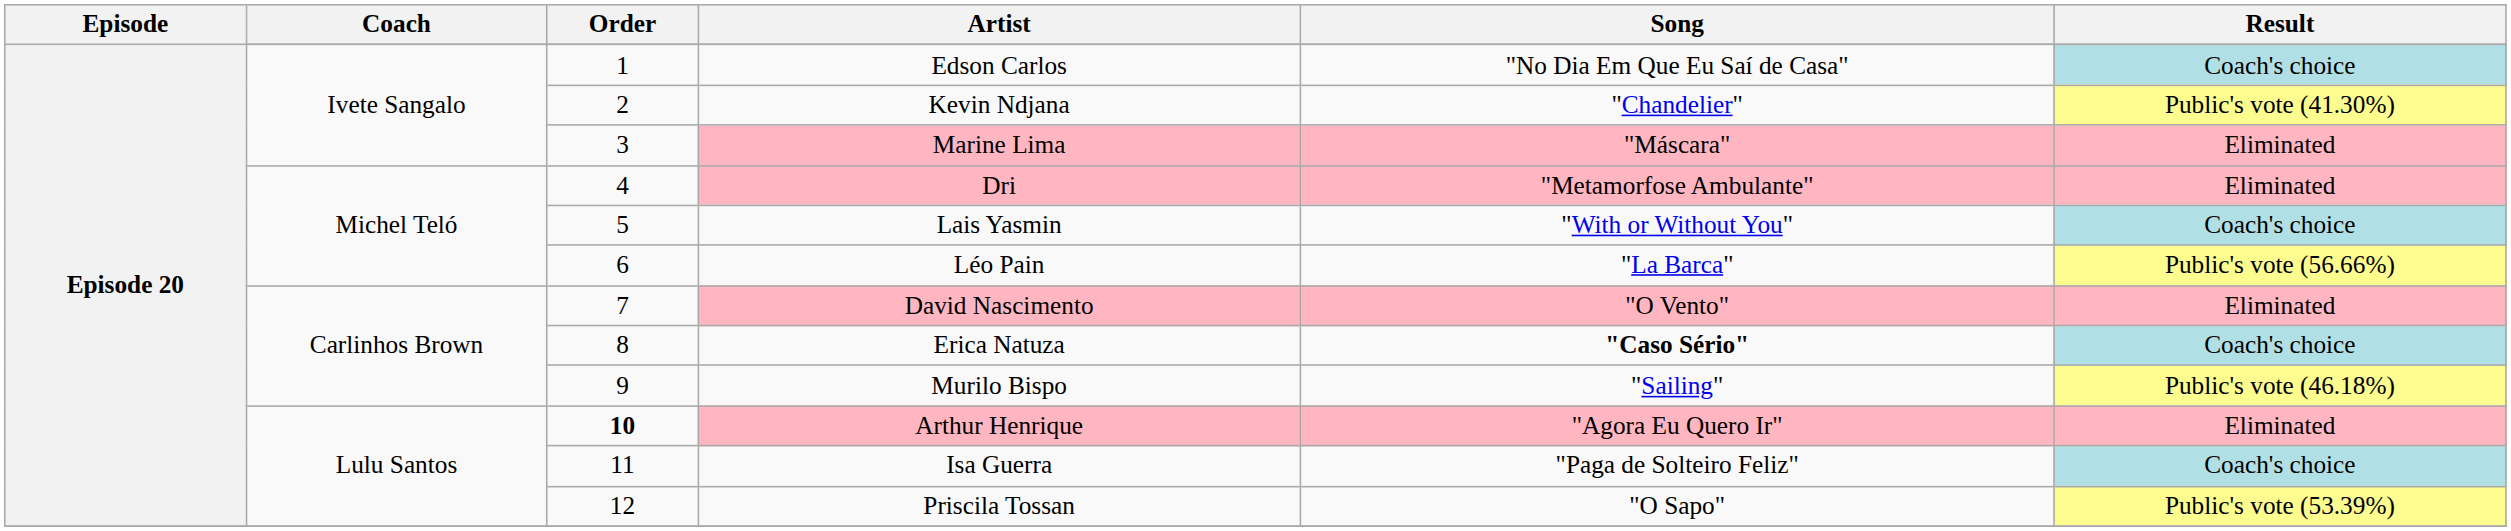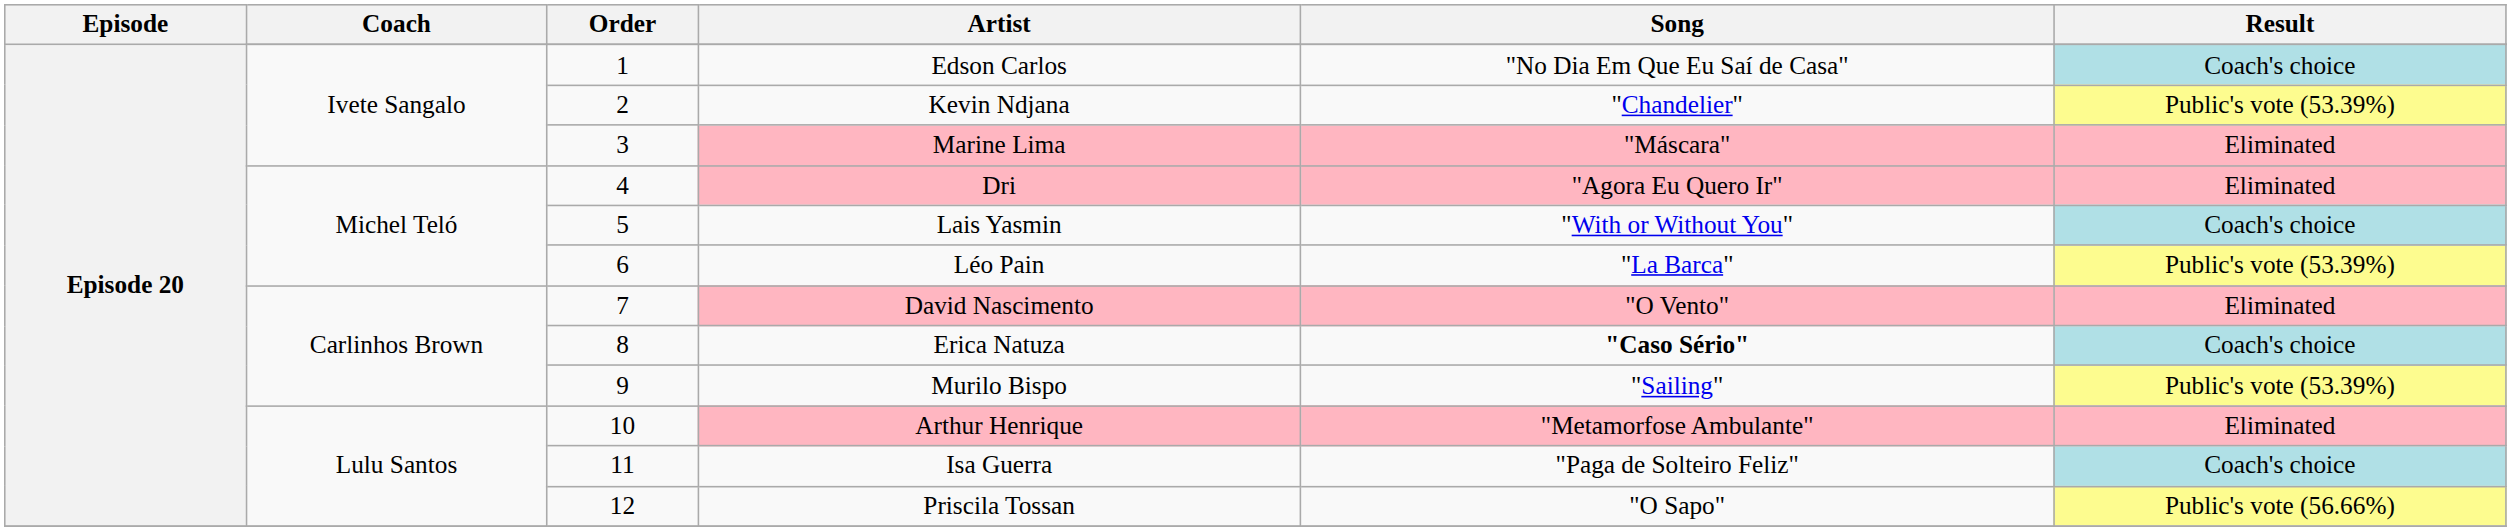(2280, 104) Public's vote (41.30%) -> (2280, 104) Public's vote (53.39%)
(1677, 184) "Metamorfose Ambulante" -> (1677, 184) "Agora Eu Quero Ir"
(2280, 265) Public's vote (56.66%) -> (2280, 265) Public's vote (53.39%)
(2280, 385) Public's vote (46.18%) -> (2280, 385) Public's vote (53.39%)
(622, 425) bold -> (622, 425) normal
(1677, 425) "Agora Eu Quero Ir" -> (1677, 425) "Metamorfose Ambulante"
(2280, 505) Public's vote (53.39%) -> (2280, 505) Public's vote (56.66%)
